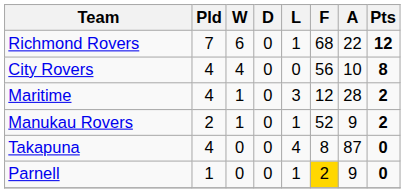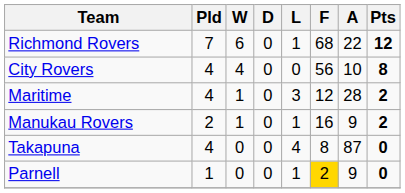(324, 122) 52 -> (324, 122) 16
